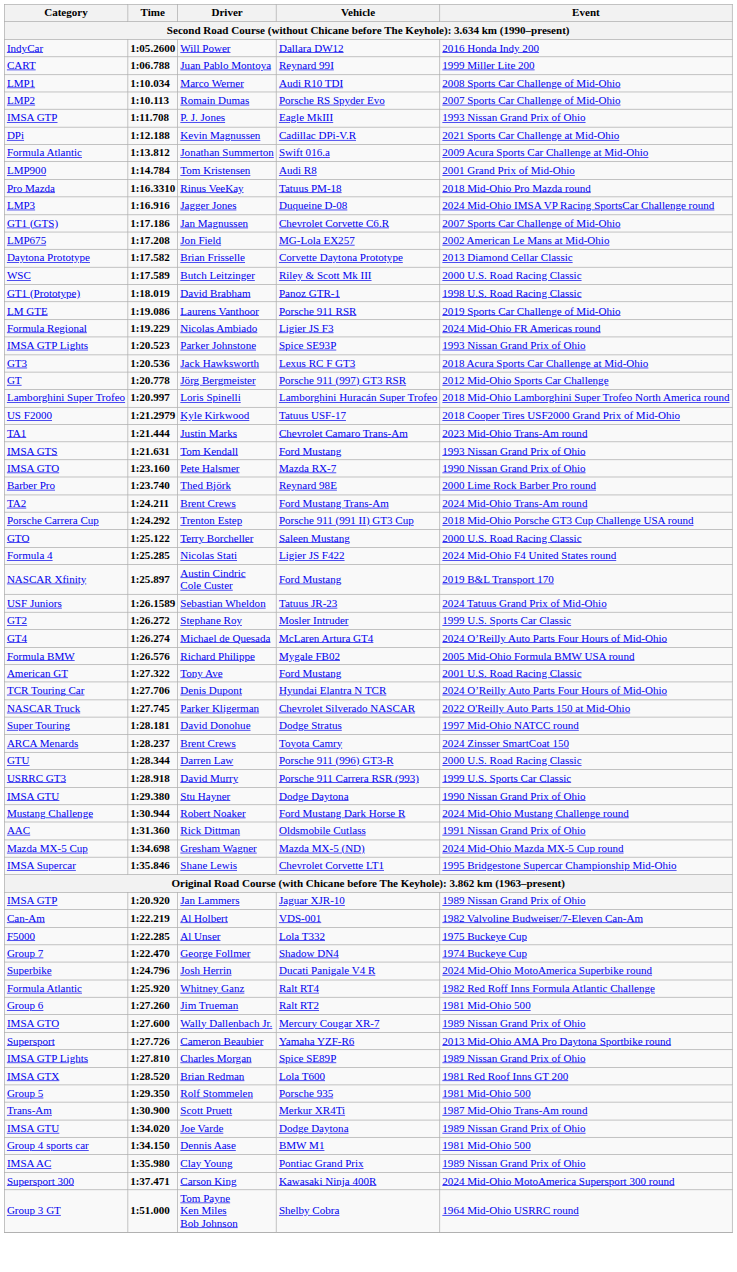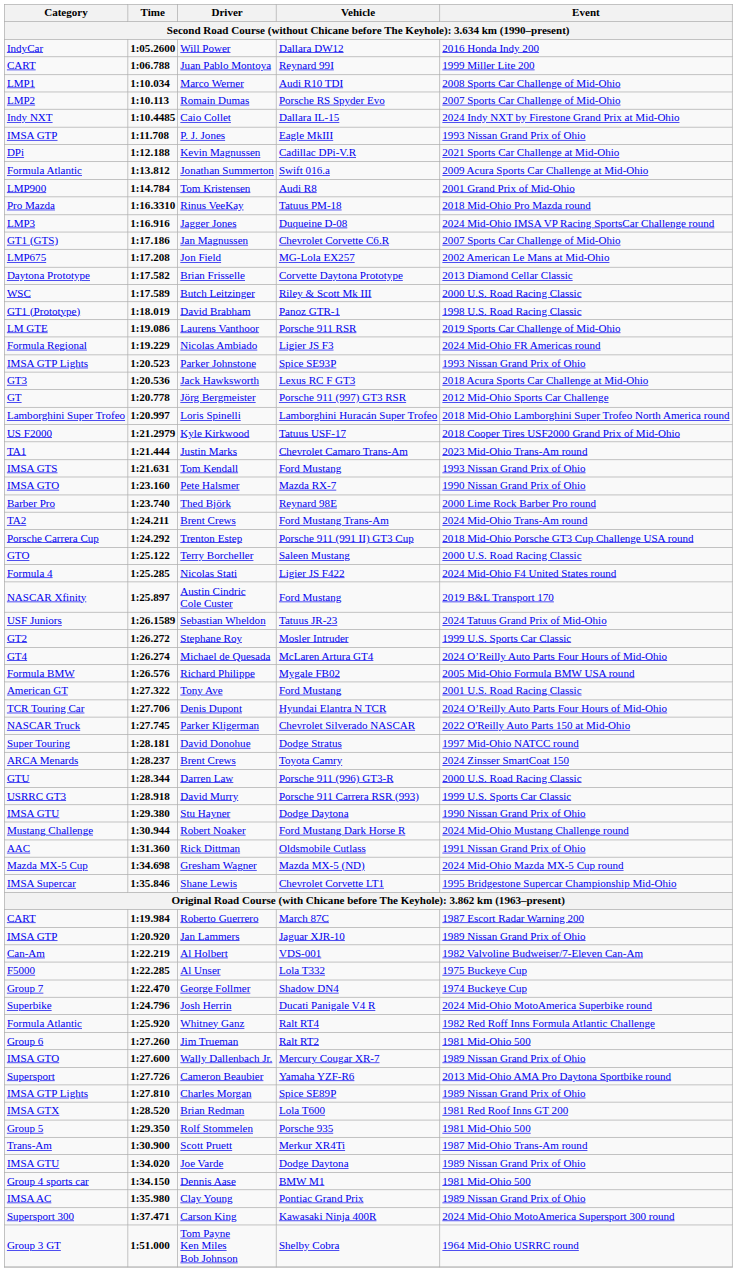+ row: (206, 118)
+ row: (219, 918)
